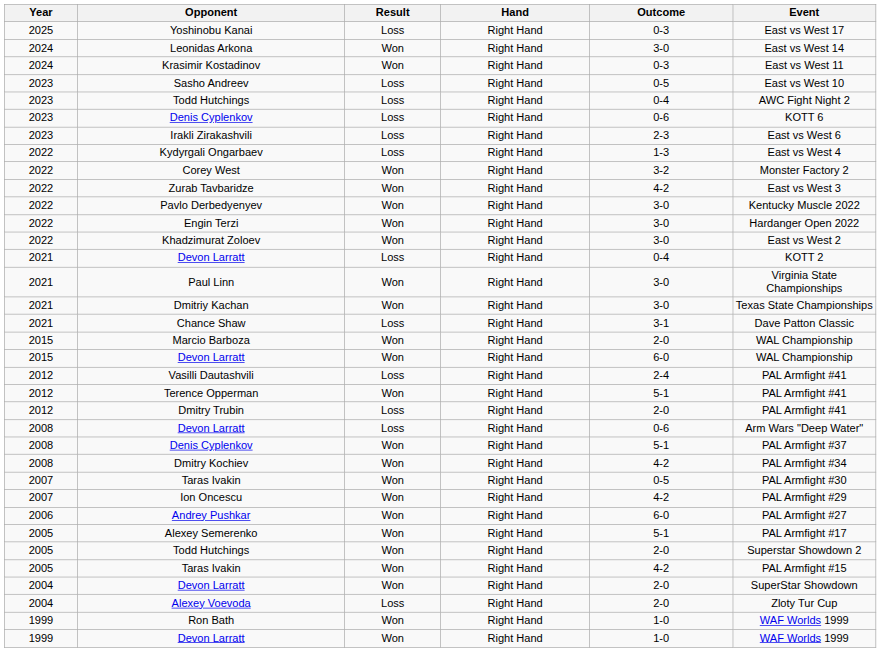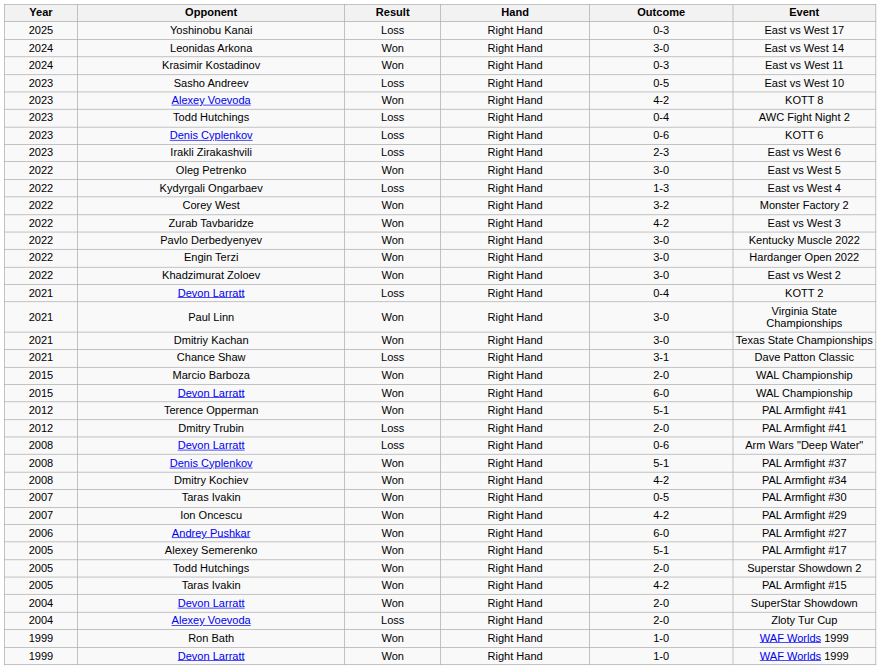+ row: (41, 100)
+ row: (41, 170)
- row: (41, 375)
